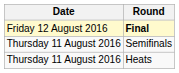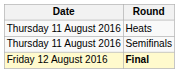rows swapped: (139, 60) <-> (137, 28)
